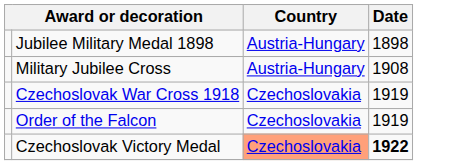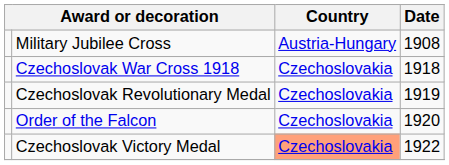- row: (115, 43)
(390, 95) 1919 -> (422, 69) 1918
+ row: (143, 95)
(390, 120) 1919 -> (422, 120) 1920
(390, 146) bold -> (422, 146) normal
